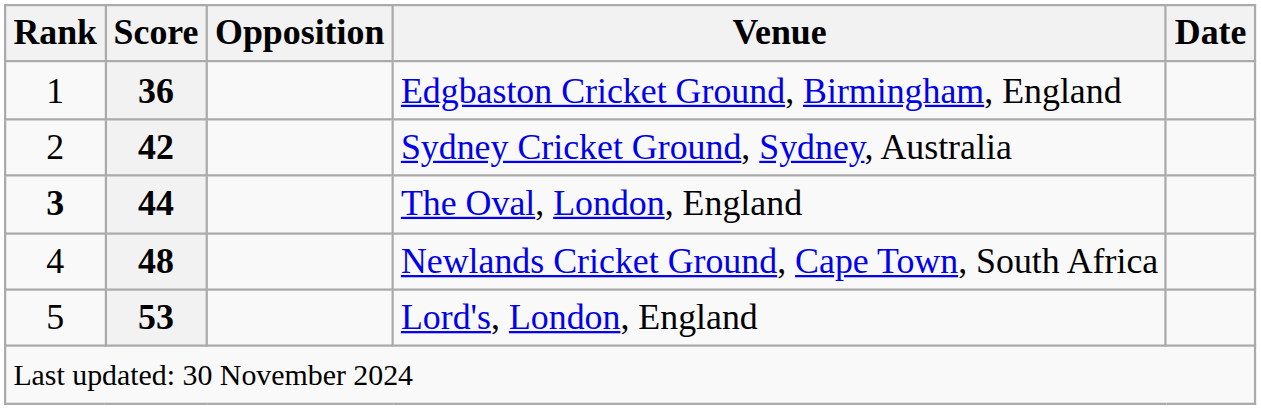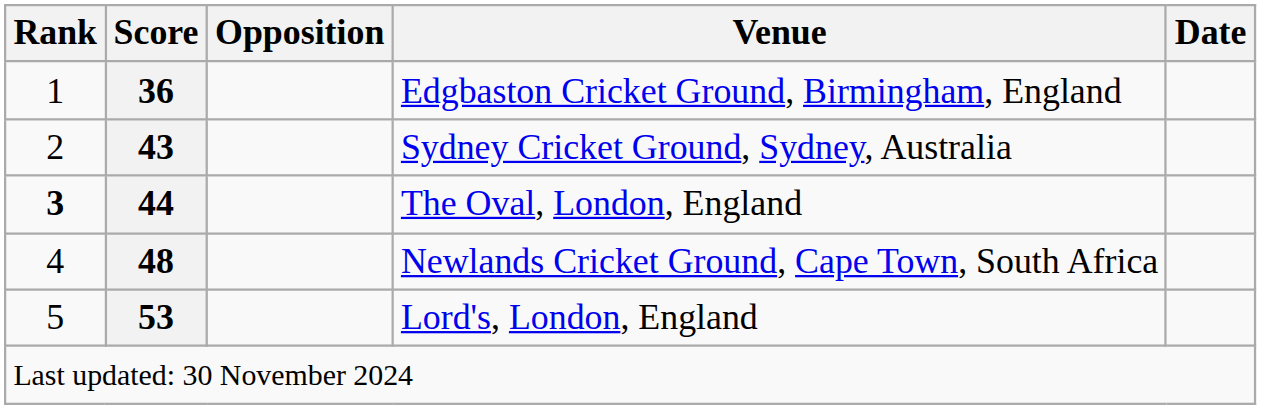(156, 146) 42 -> (156, 146) 43
